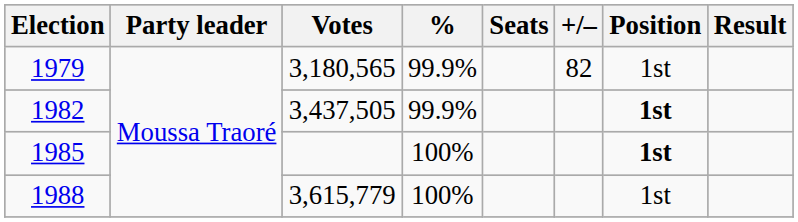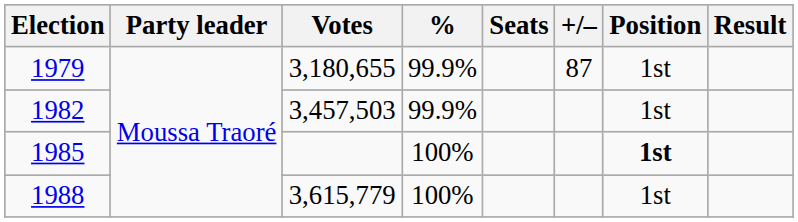(342, 68) 3,180,565 -> (342, 68) 3,180,655
(579, 68) 82 -> (579, 68) 87
(342, 110) 3,437,505 -> (342, 110) 3,457,503
(655, 110) bold -> (655, 110) normal
